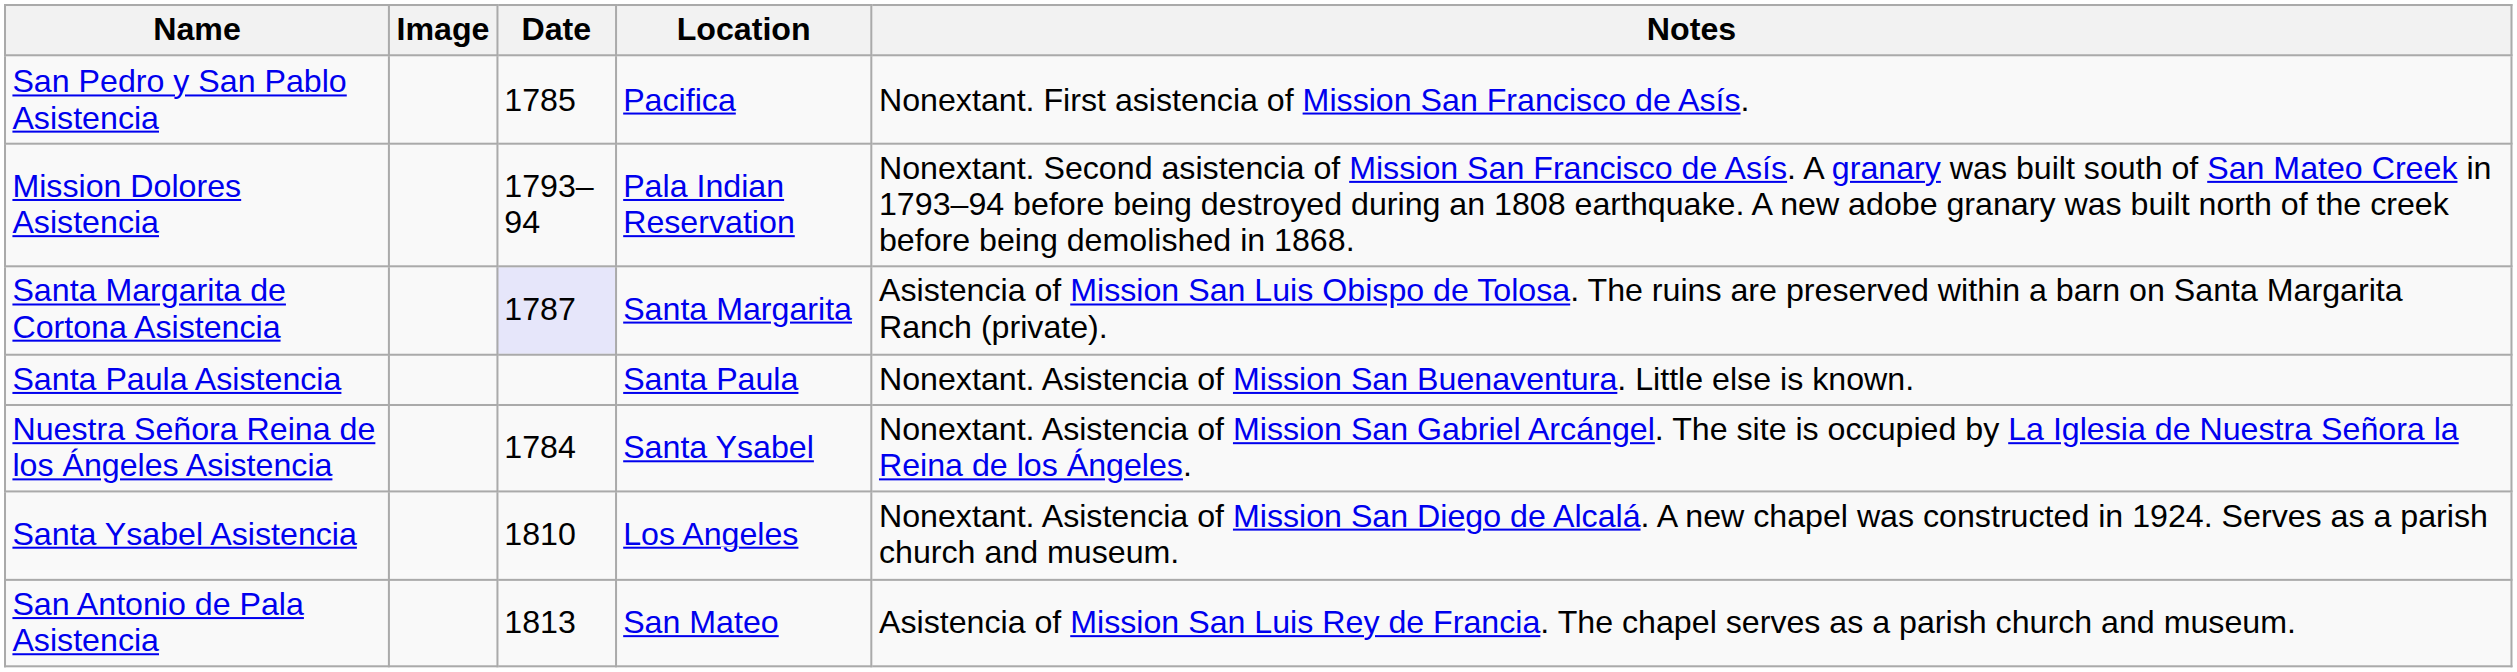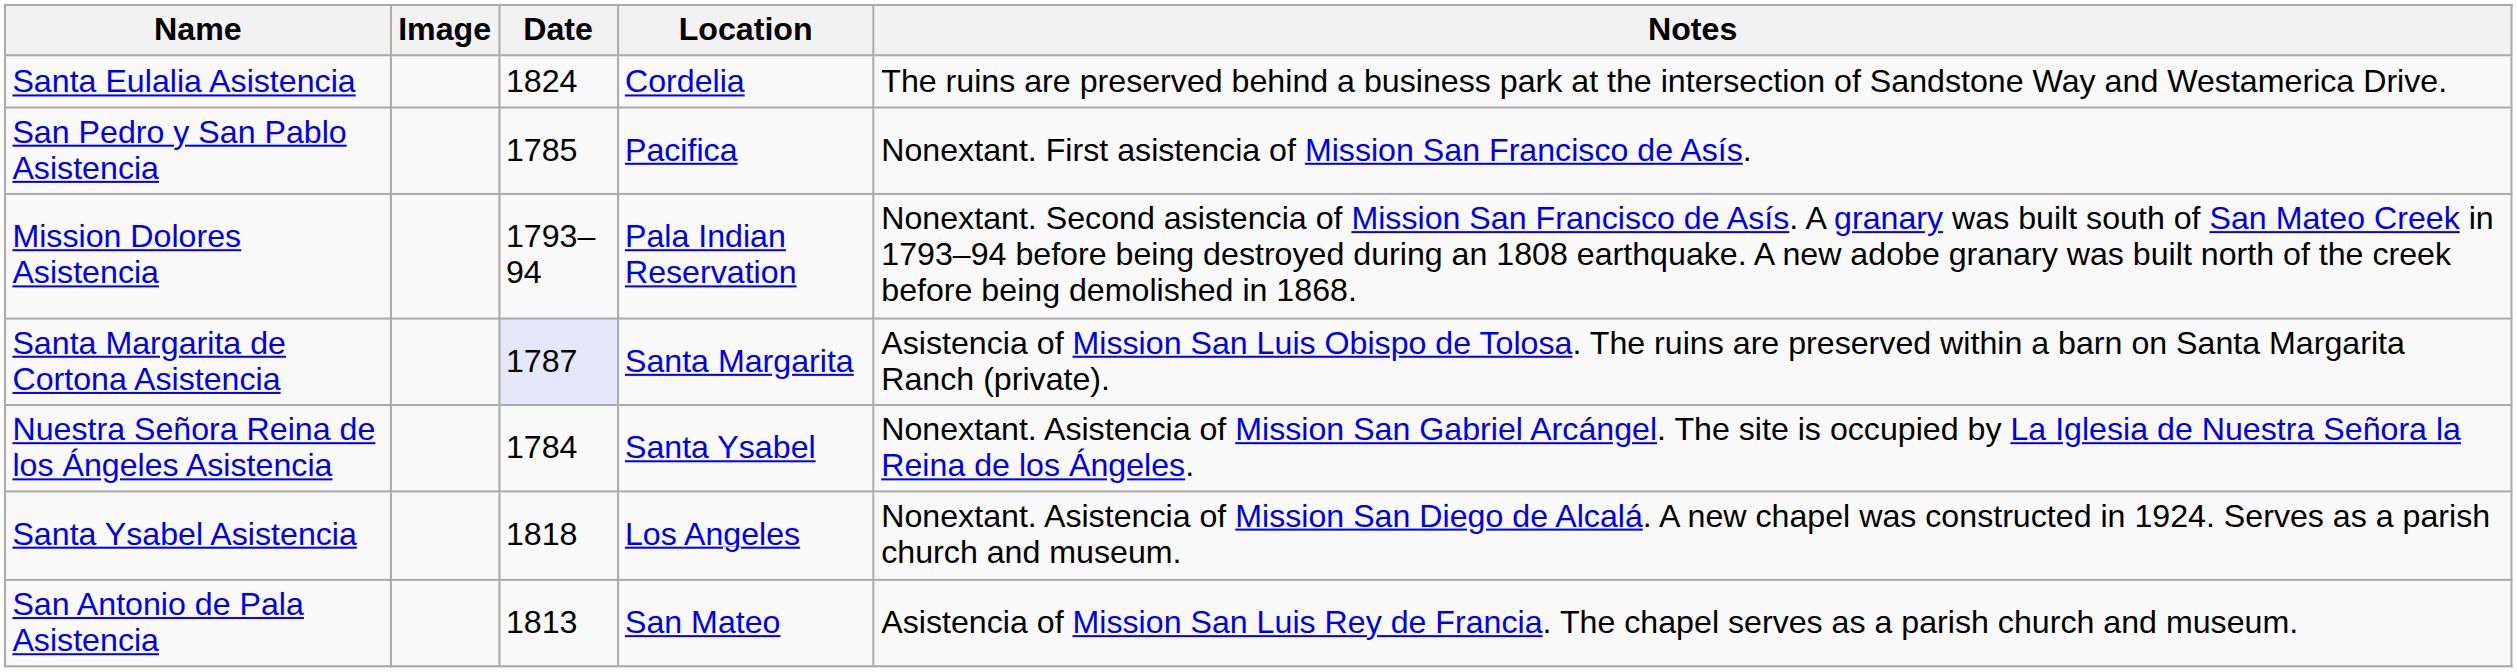+ row: (184, 81)
- row: (177, 378)
(540, 535) 1810 -> (542, 535) 1818
